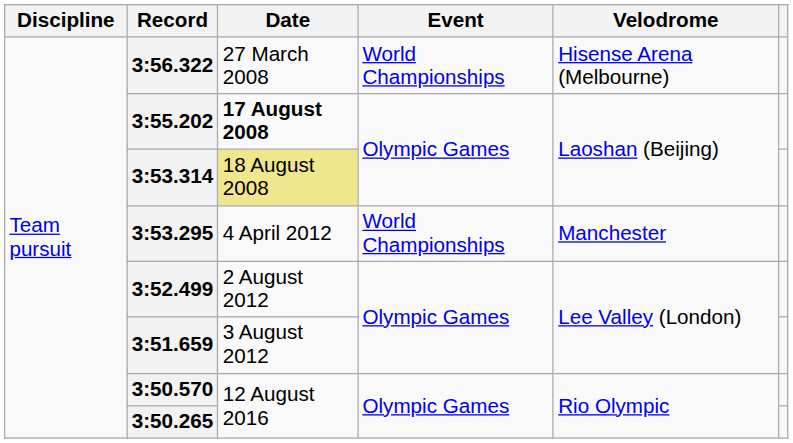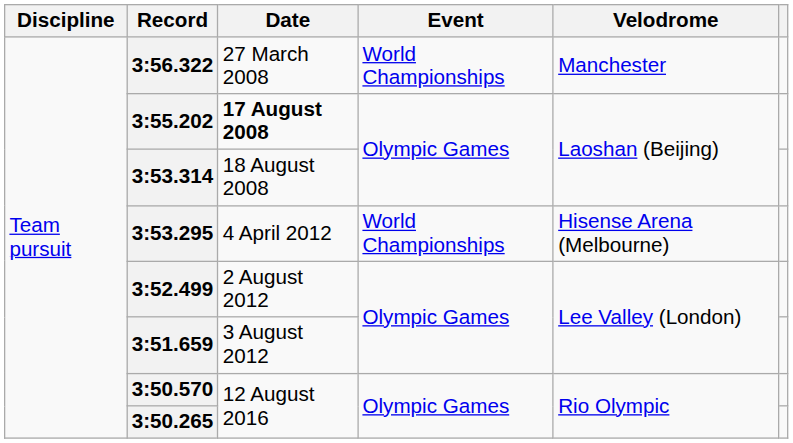(625, 65) Hisense Arena (Melbourne) -> (612, 65) Manchester
(269, 177) khaki background -> (269, 177) no background
(612, 233) Manchester -> (625, 233) Hisense Arena (Melbourne)
